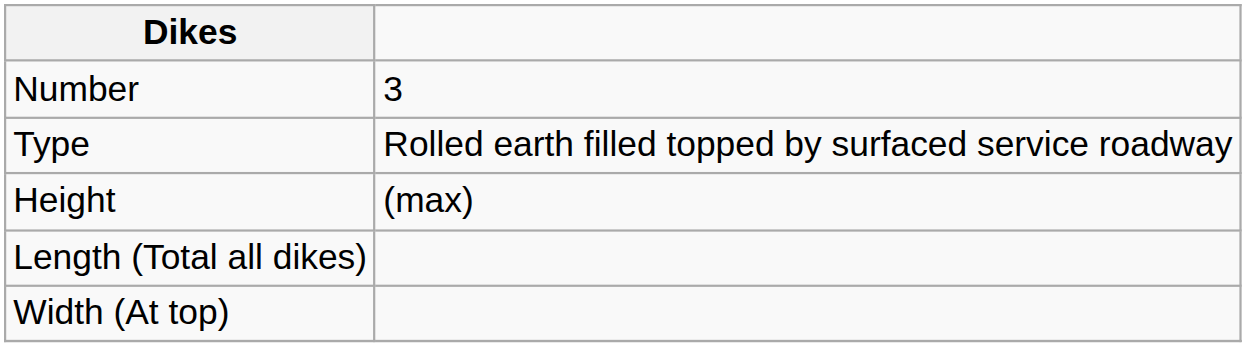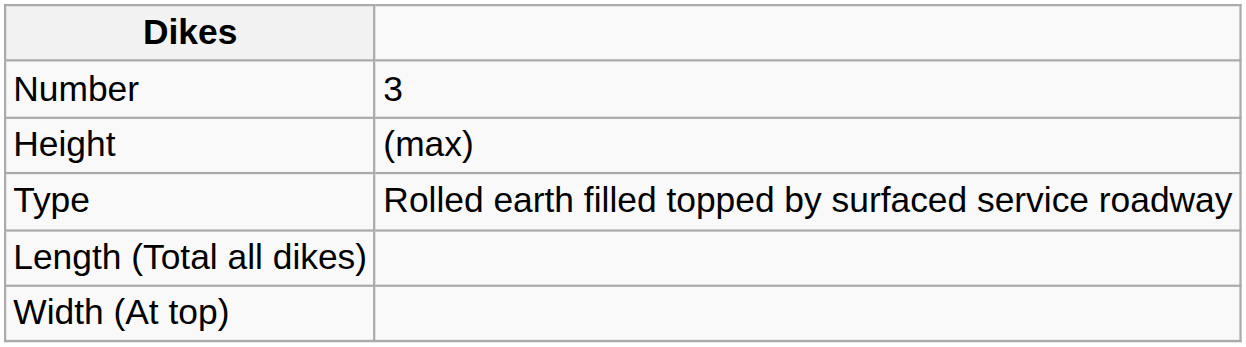rows swapped: (52, 144) <-> (64, 200)
